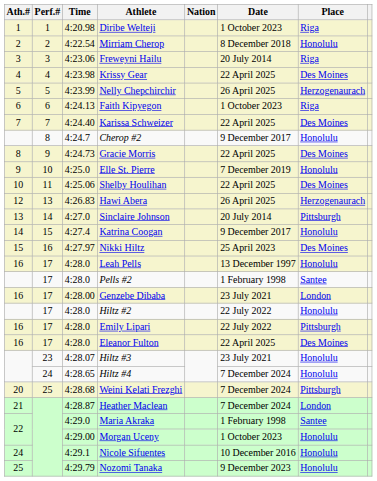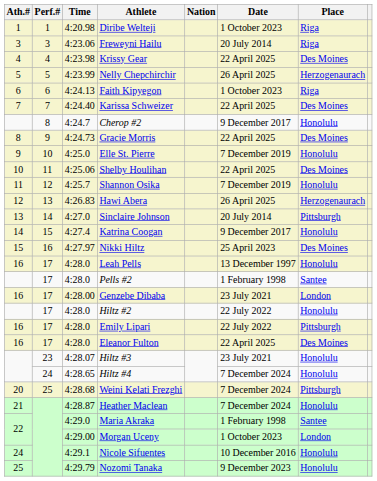- row: (132, 43)
+ row: (130, 185)
(316, 405) London -> (319, 405) Honolulu
(319, 437) Honolulu -> (316, 437) London
